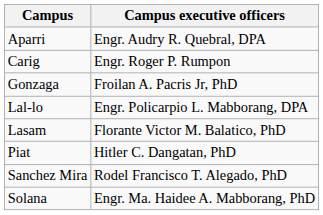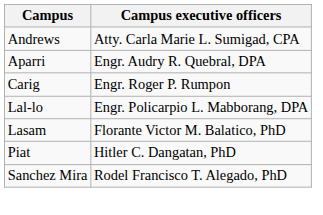+ row: (34, 38)
- row: (33, 84)
- row: (27, 198)
